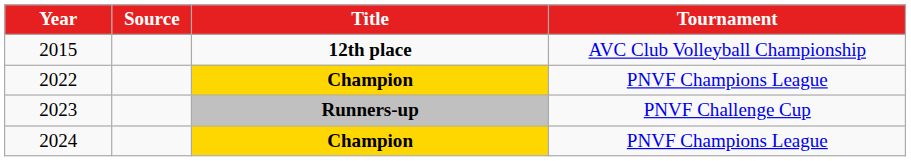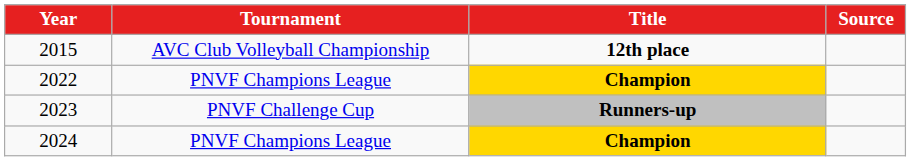columns swapped: (727, 19) <-> (152, 19)
